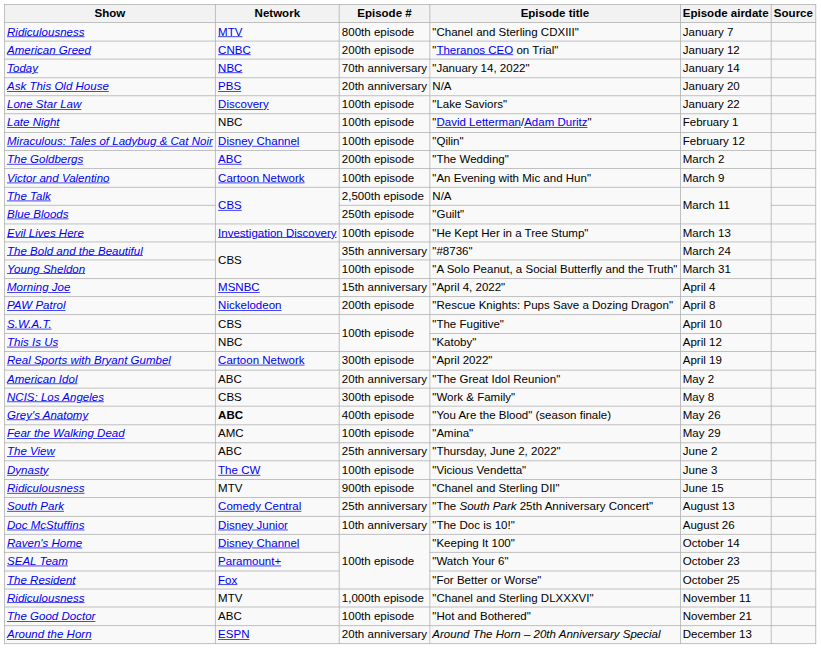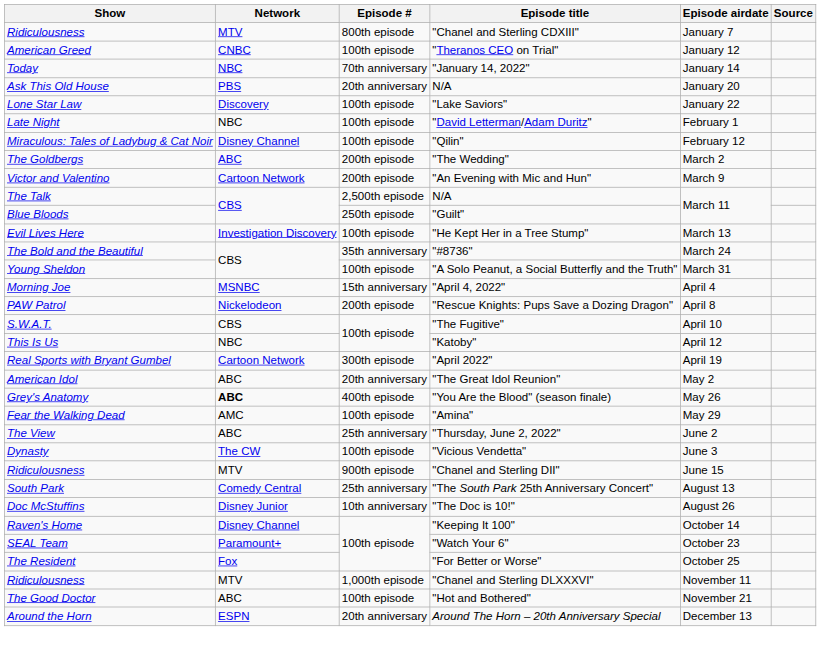(378, 50) 200th episode -> (378, 50) 100th episode
(378, 178) 100th episode -> (378, 178) 200th episode
- row: (55, 397)
